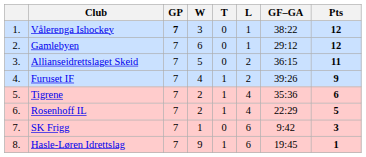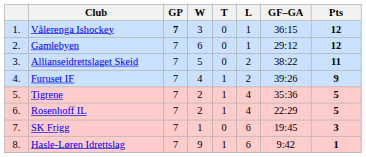(286, 29) 38:22 -> (286, 29) 36:15
(286, 62) 36:15 -> (286, 62) 38:22
(336, 95) 6 -> (336, 95) 5
(286, 128) 9:42 -> (286, 128) 19:45
(286, 144) 19:45 -> (286, 144) 9:42
